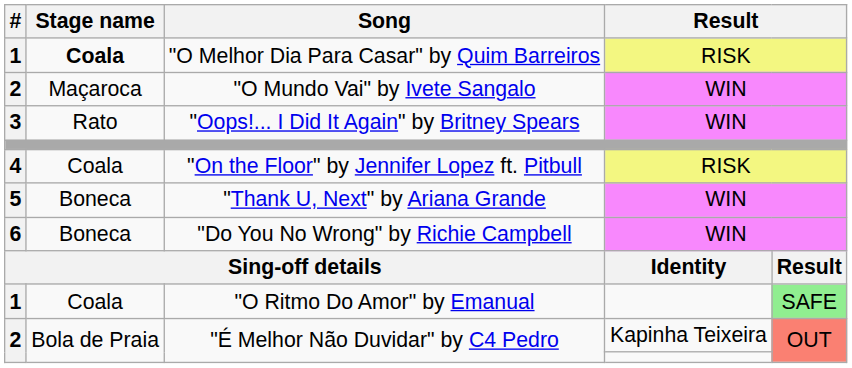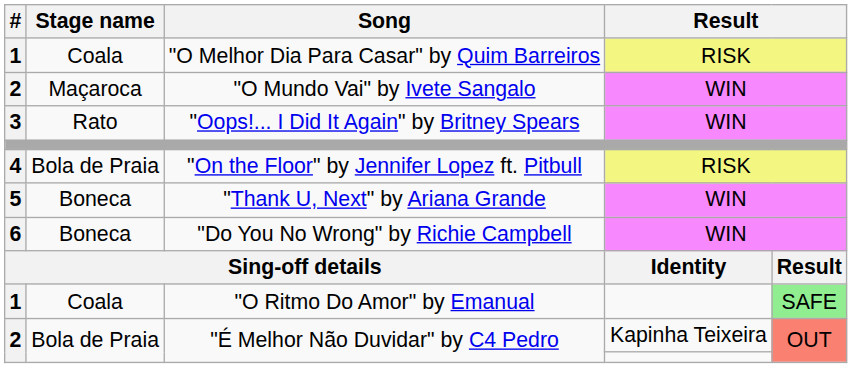(95, 55) bold -> (95, 55) normal
(95, 166) Coala -> (95, 166) Bola de Praia
